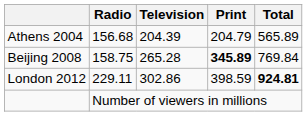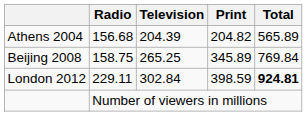(231, 36) 204.79 -> (231, 36) 204.82
(160, 57) 265.28 -> (160, 57) 265.25
(231, 57) bold -> (231, 57) normal
(160, 79) 302.86 -> (160, 79) 302.84
